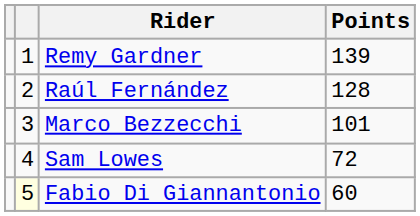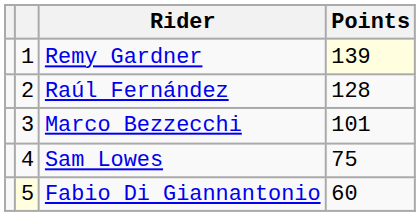(351, 57) no background -> (351, 57) lightyellow background
(344, 160) 72 -> (344, 160) 75
